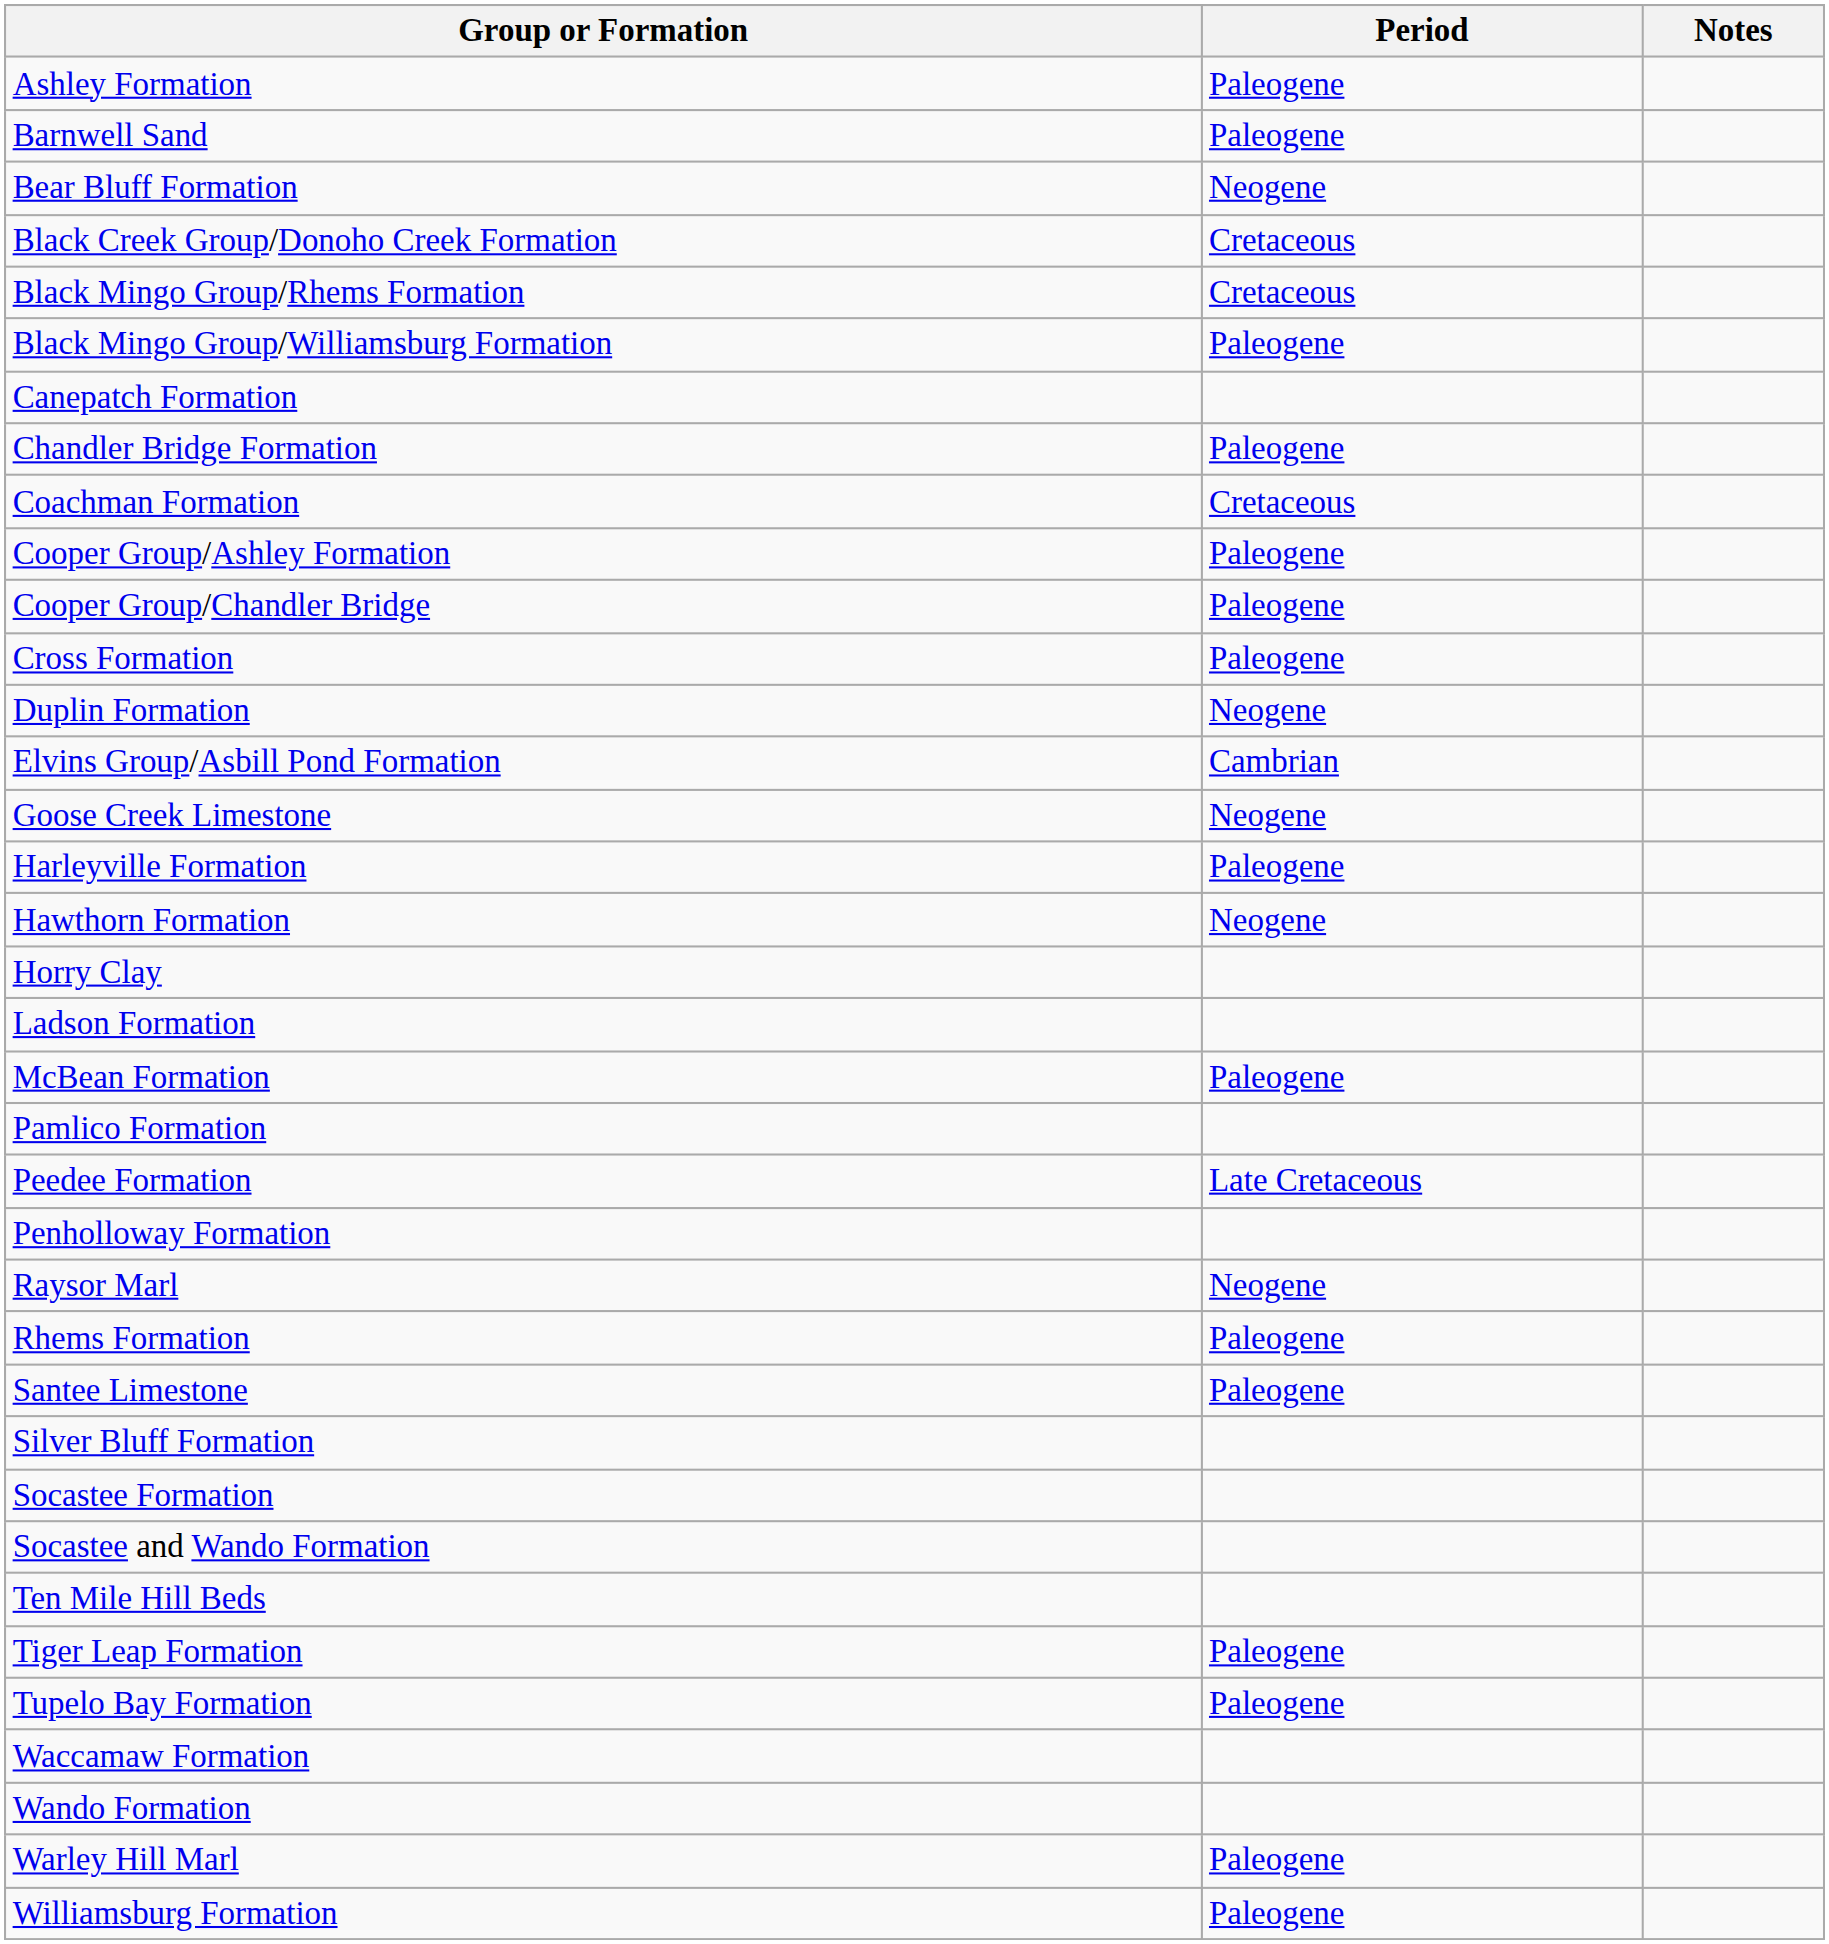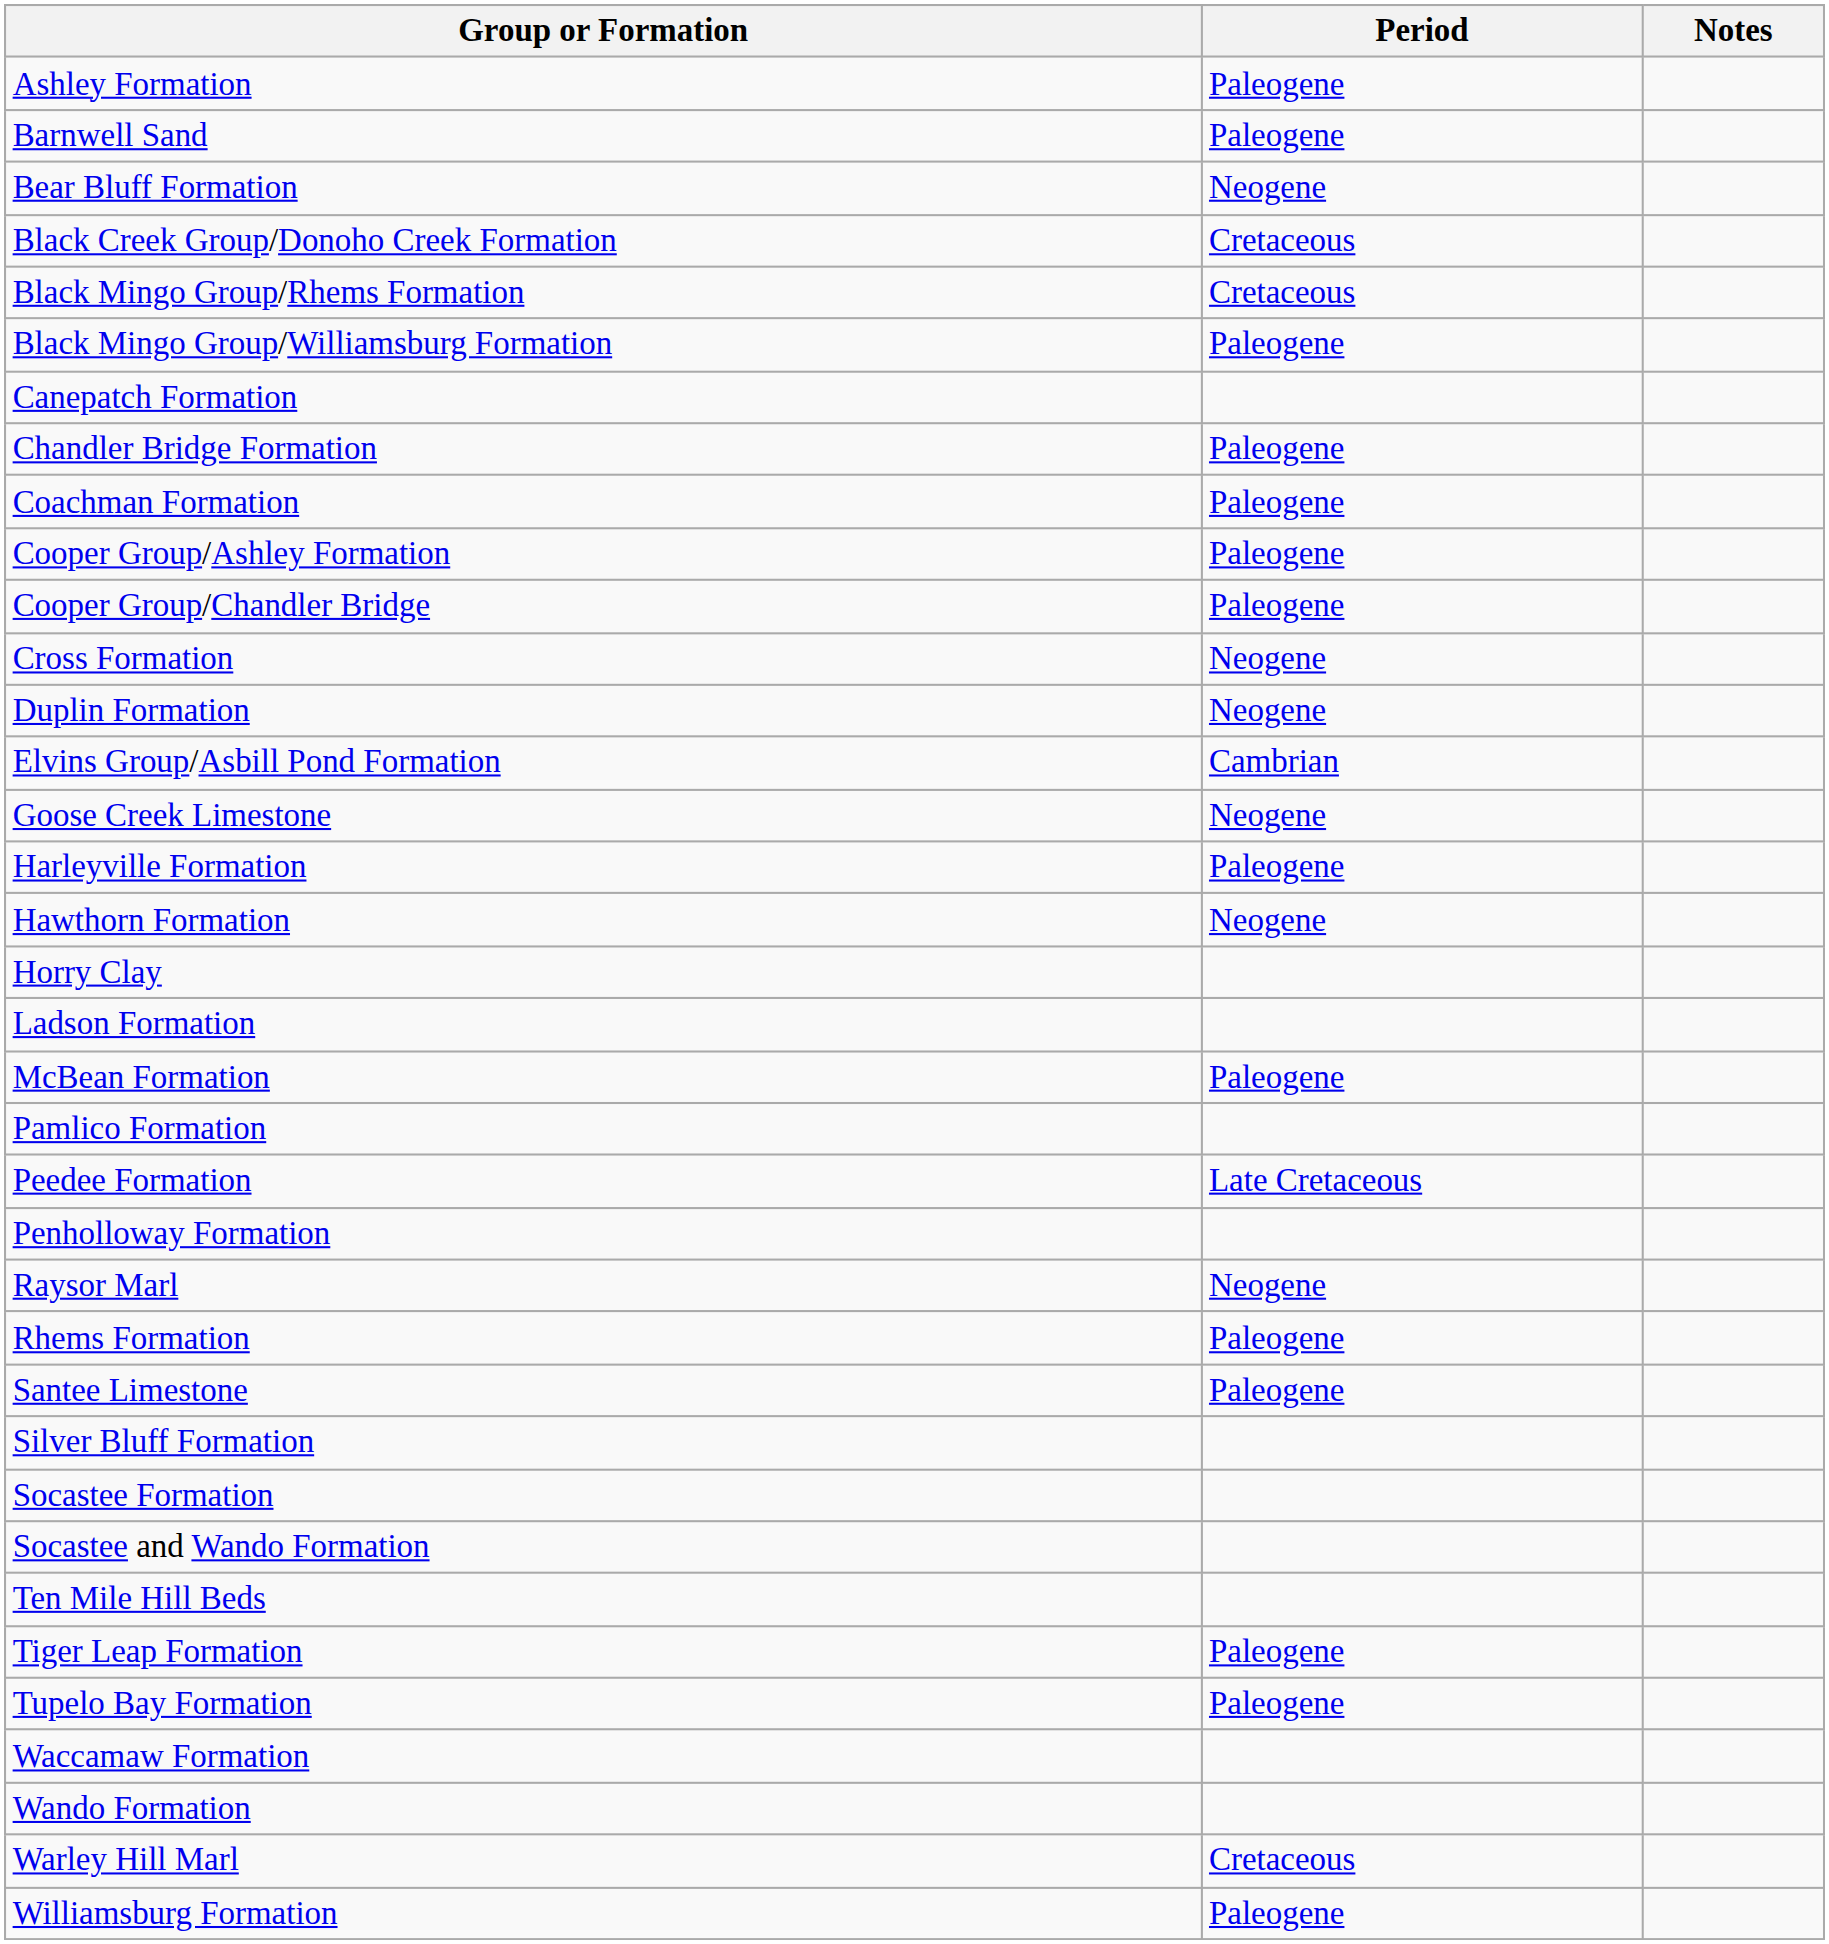(1282, 501) Cretaceous -> (1277, 501) Paleogene
(1277, 657) Paleogene -> (1268, 657) Neogene
(1277, 1860) Paleogene -> (1282, 1860) Cretaceous
